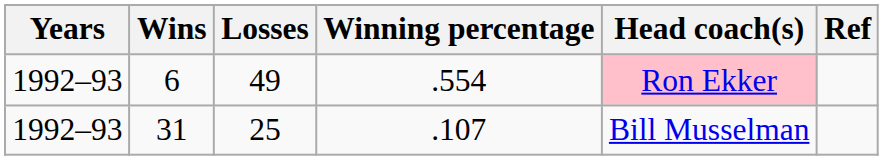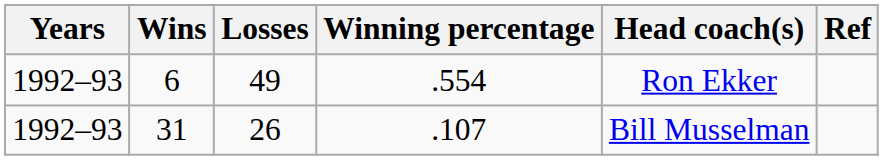(709, 79) pink background -> (709, 79) no background
(265, 129) 25 -> (265, 129) 26
